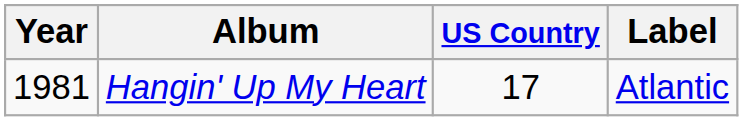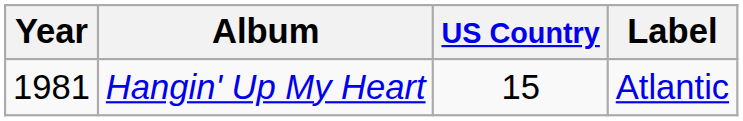(521, 86) 17 -> (521, 86) 15
